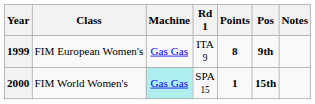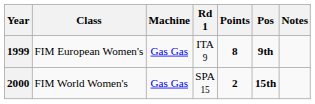(169, 82) paleturquoise background -> (169, 82) no background
(235, 82) 1 -> (235, 82) 2
